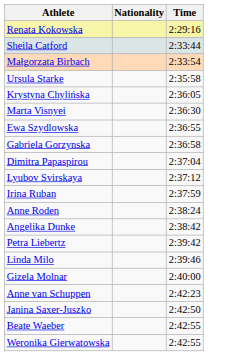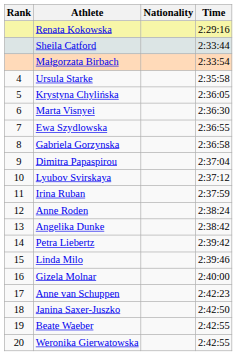+ column: (19, 12)
